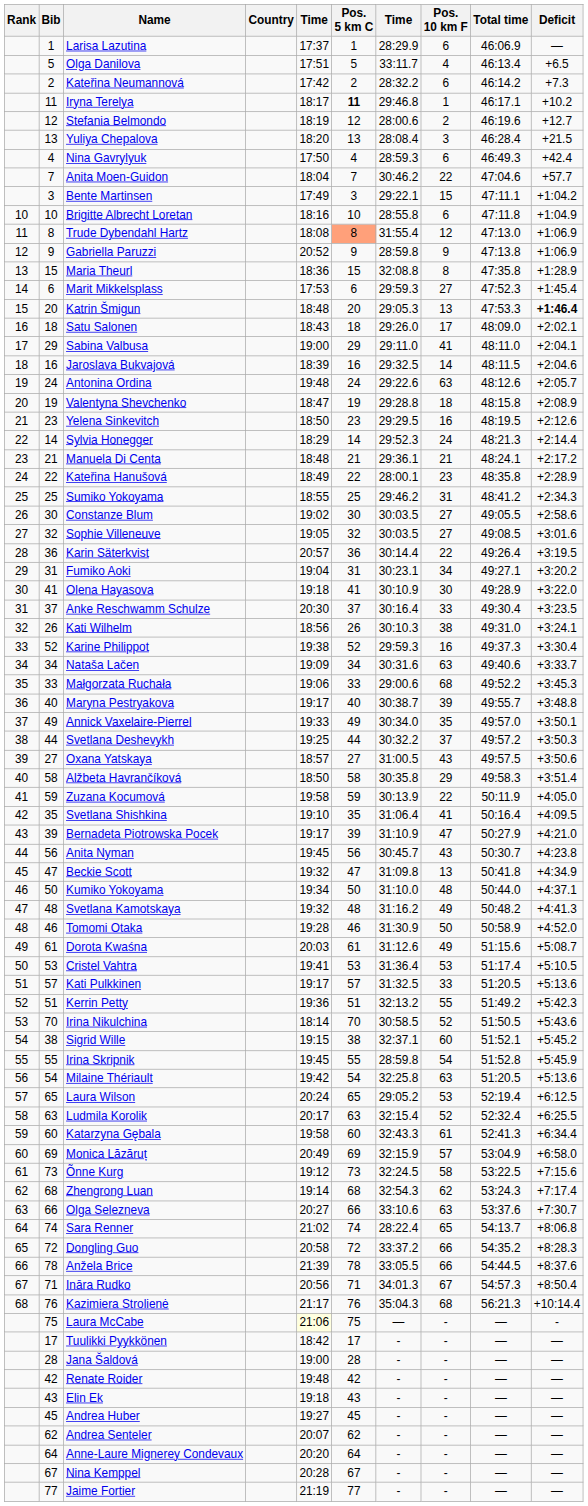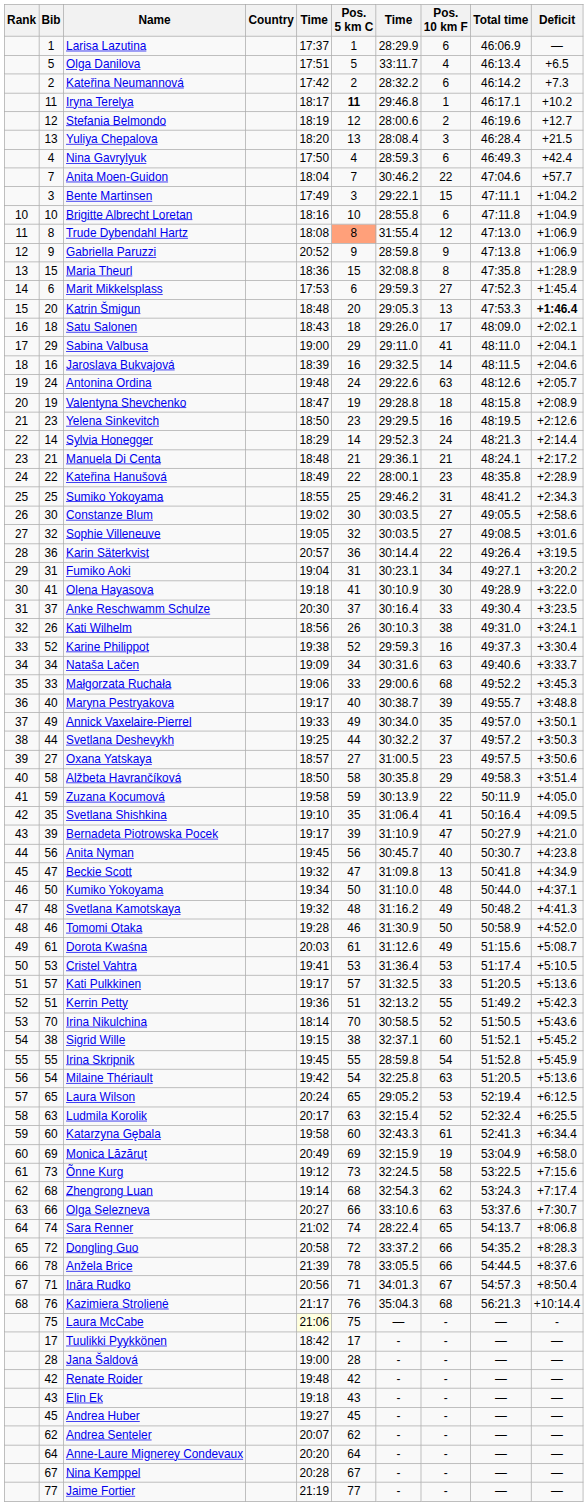(446, 759) 43 -> (446, 759) 23
(446, 853) 43 -> (446, 853) 40
(446, 1153) 57 -> (446, 1153) 19
